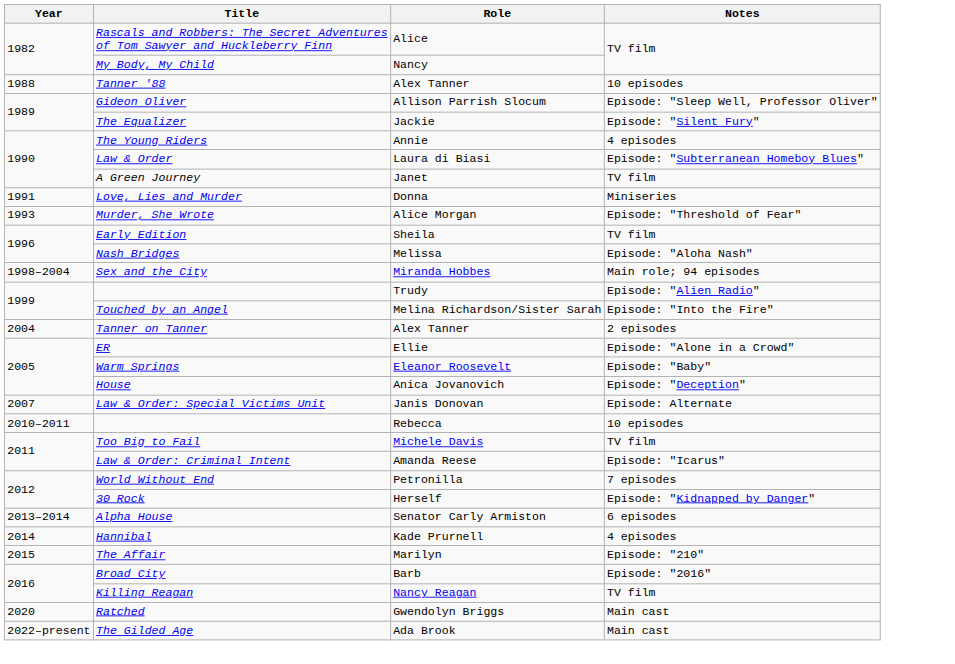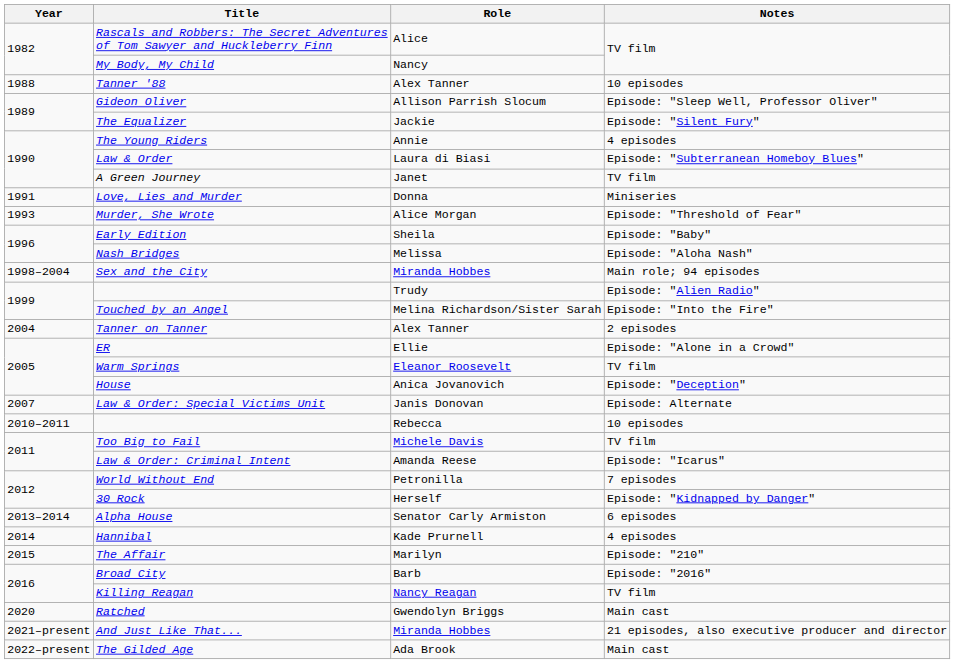(631, 235) TV film -> (659, 235) Episode: "Baby"
(659, 367) Episode: "Baby" -> (631, 367) TV film
+ row: (169, 631)
